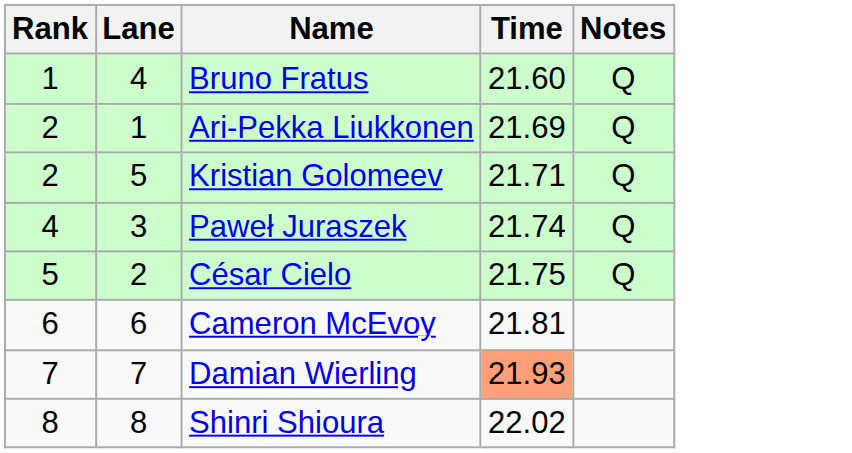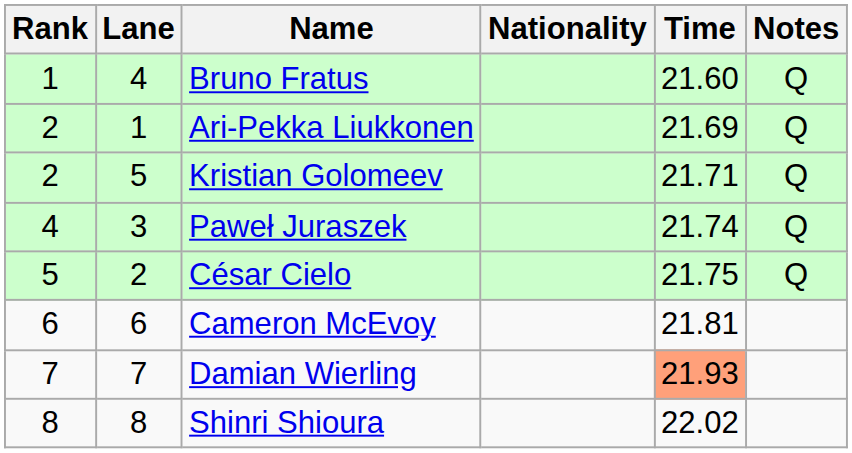+ column: (567, 29)
